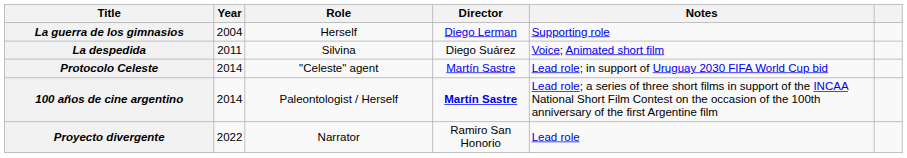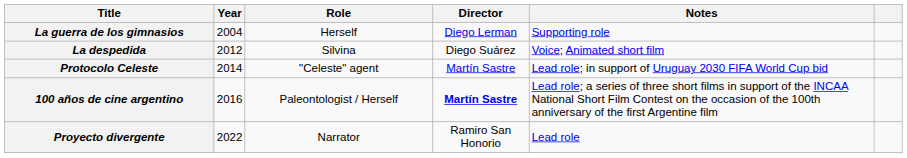(230, 50) 2011 -> (230, 50) 2012
(230, 99) 2014 -> (230, 99) 2016
